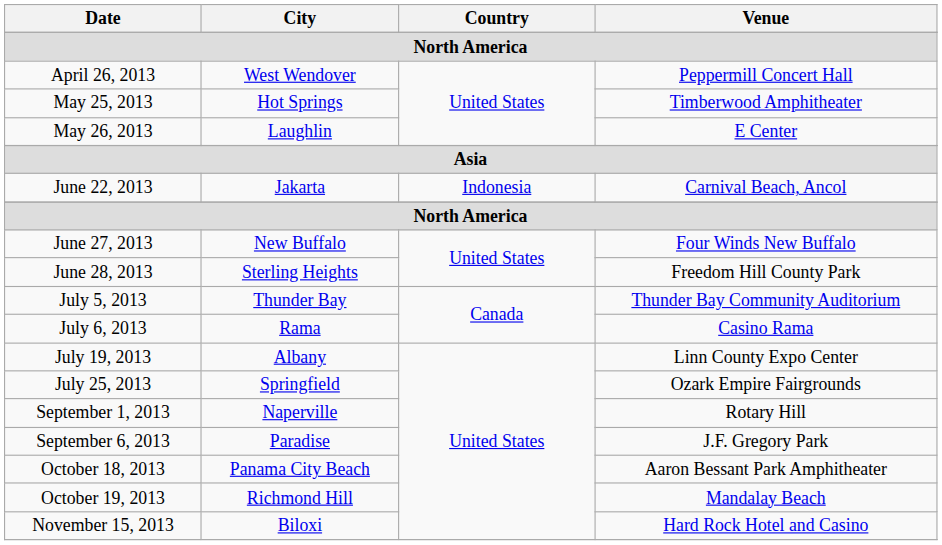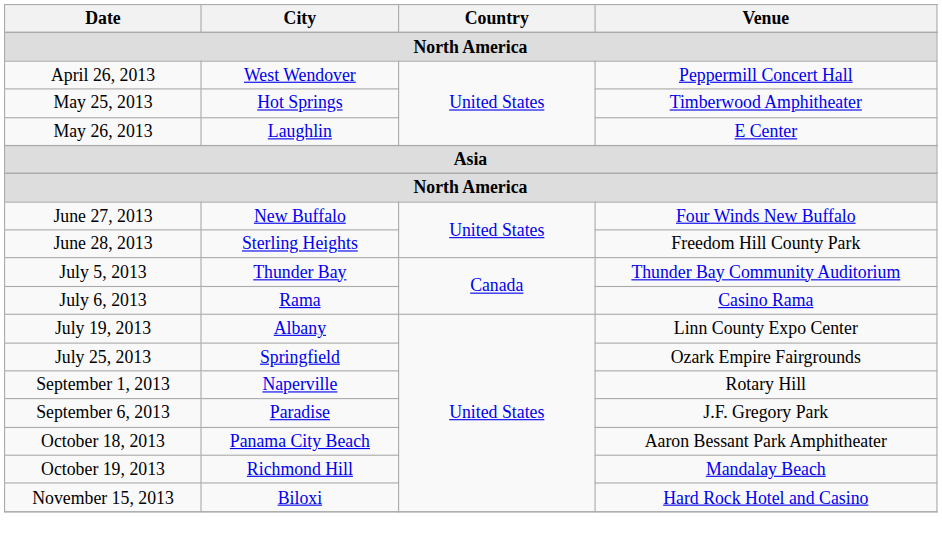- row: (103, 187)
